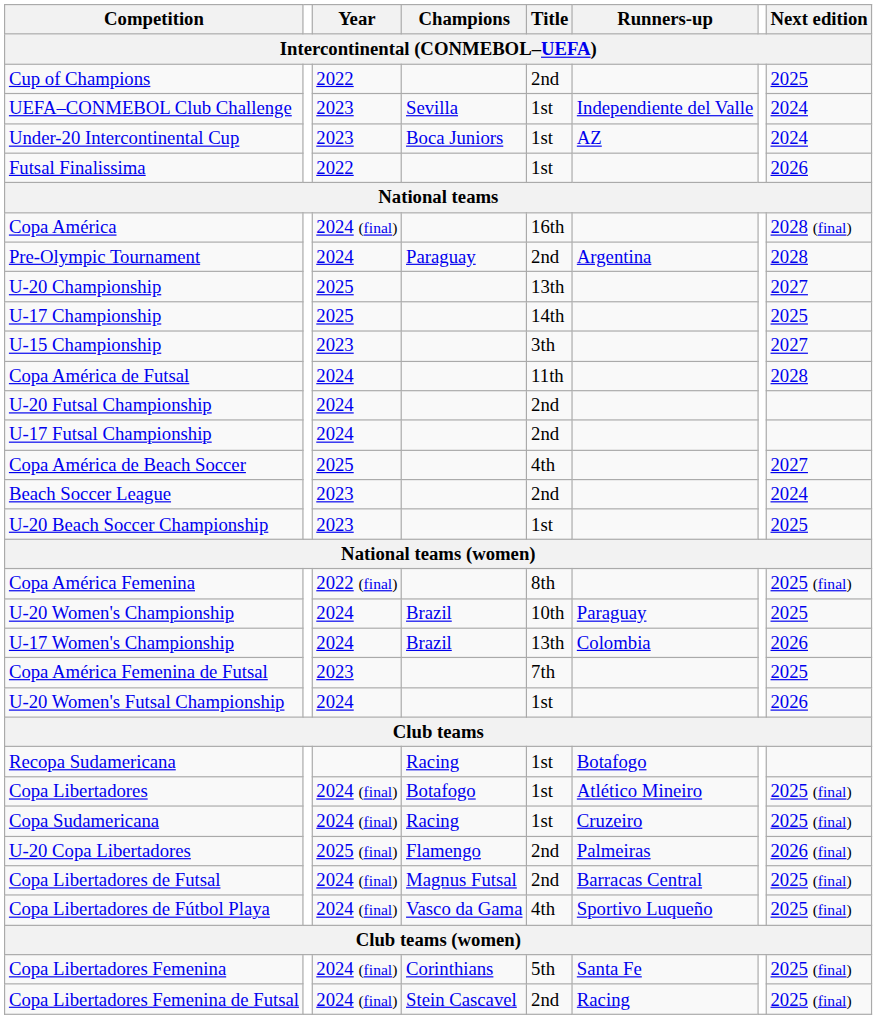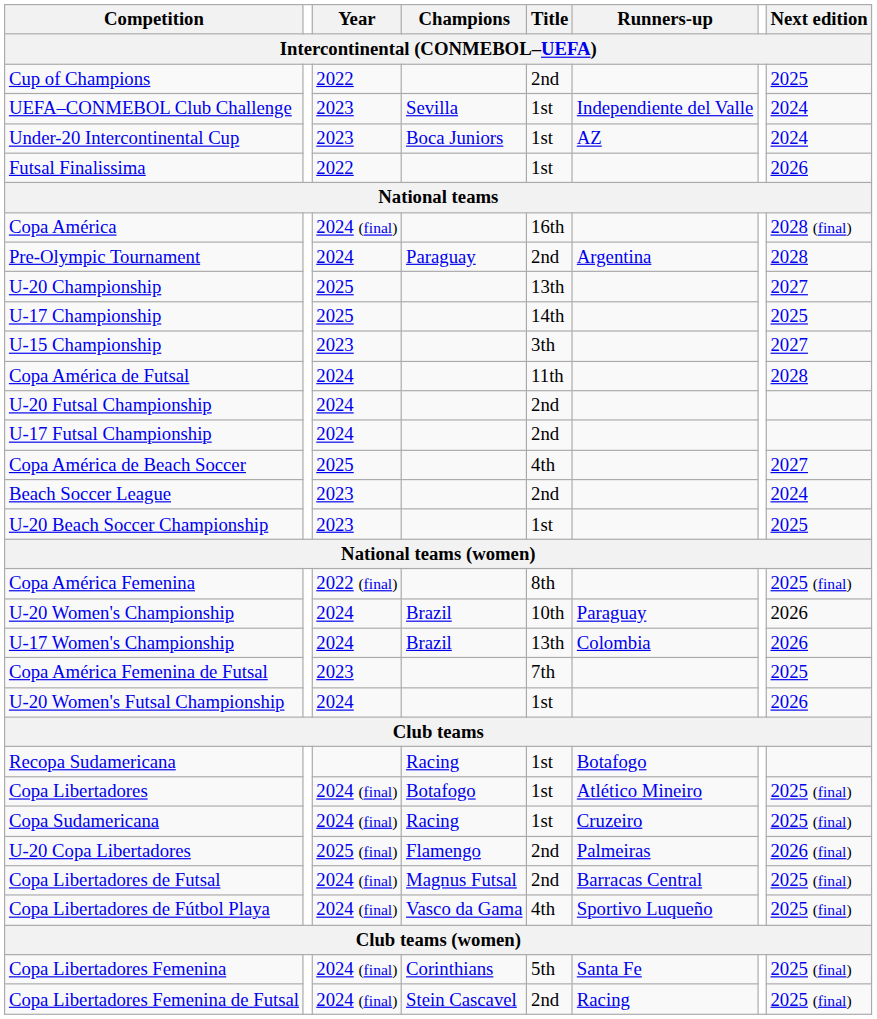(789, 613) 2025 -> (789, 613) 2026
